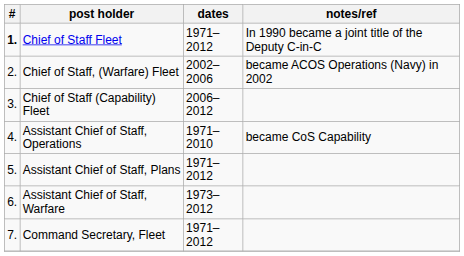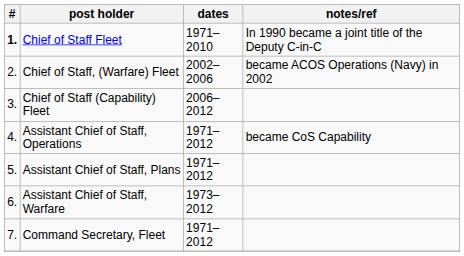(203, 39) 1971–2012 -> (203, 39) 1971–2010
(203, 137) 1971–2010 -> (203, 137) 1971–2012
